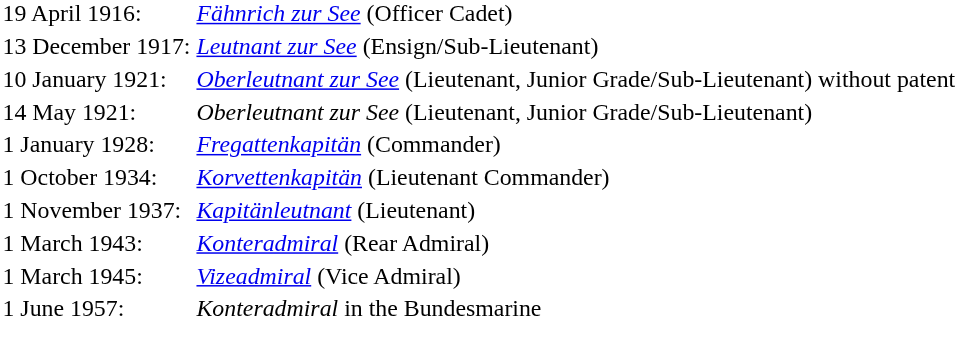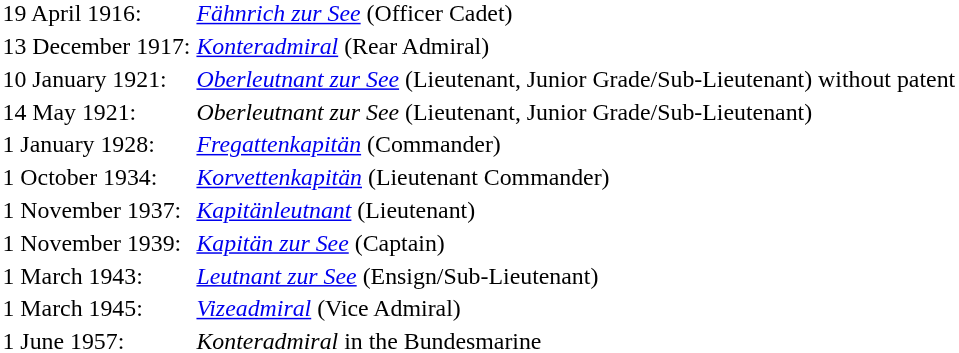(397, 46) Leutnant zur See (Ensign/Sub-Lieutenant) -> (343, 46) Konteradmiral (Rear Admiral)
+ row: (92, 243)
(343, 243) Konteradmiral (Rear Admiral) -> (397, 275) Leutnant zur See (Ensign/Sub-Lieutenant)
